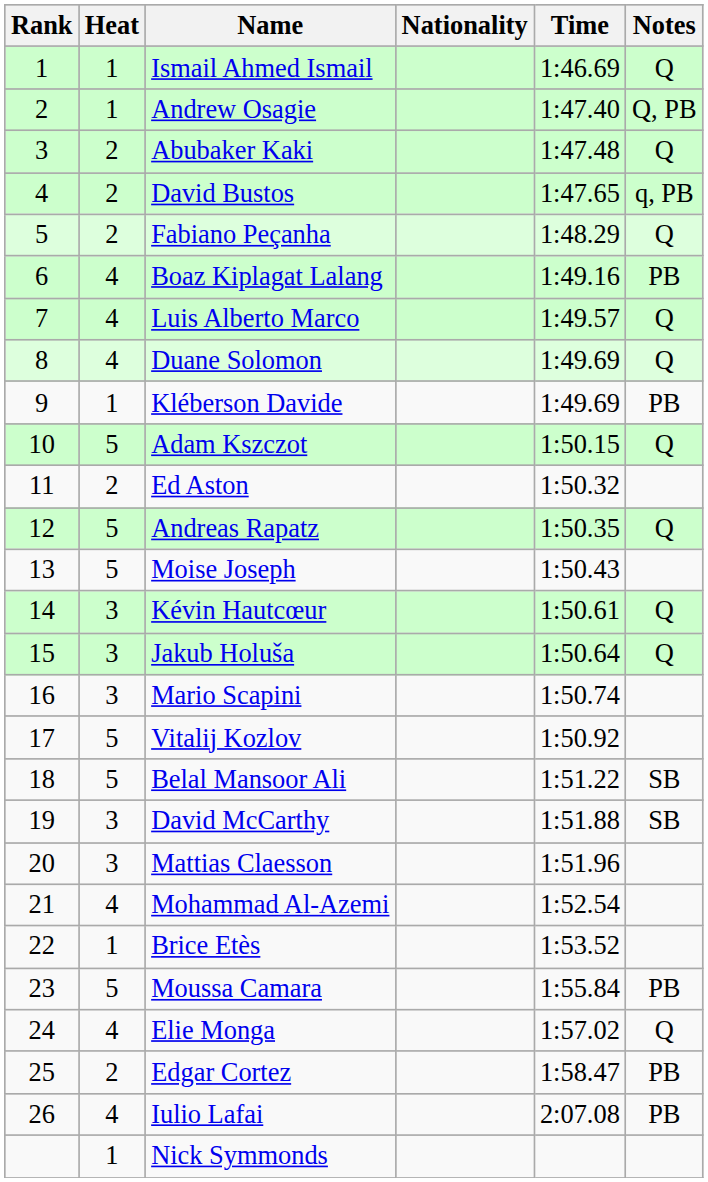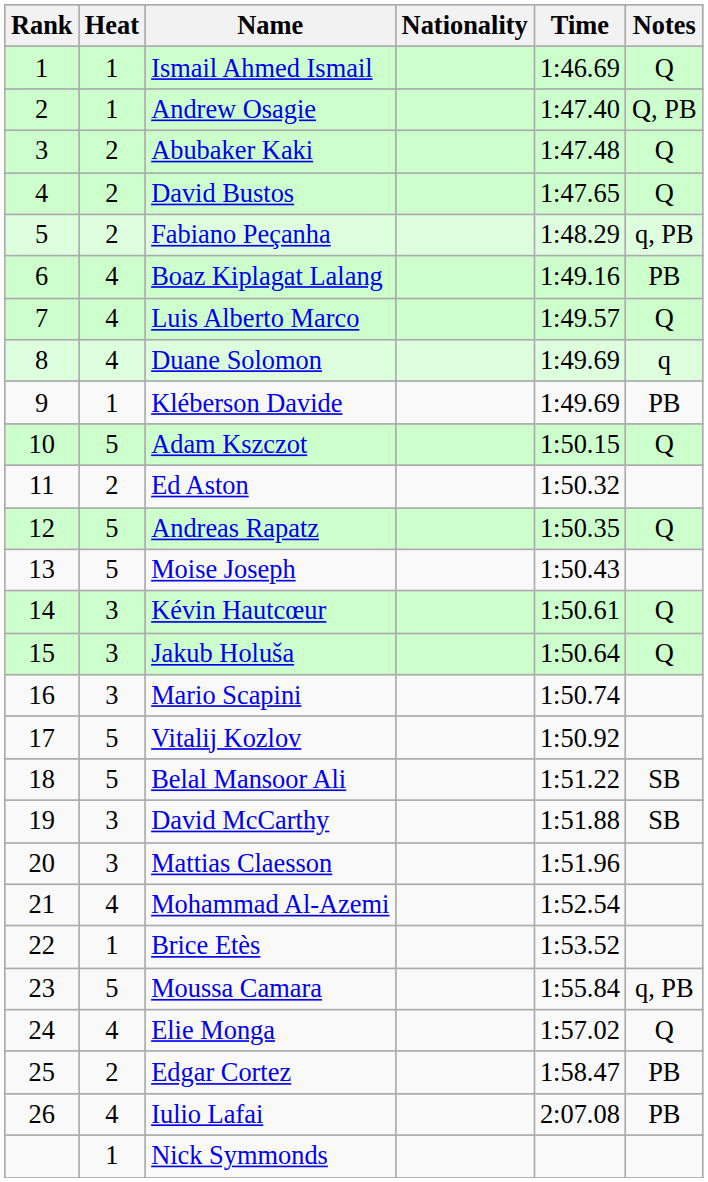(664, 192) q, PB -> (664, 192) Q
(664, 234) Q -> (664, 234) q, PB
(664, 360) Q -> (664, 360) q
(664, 988) PB -> (664, 988) q, PB
